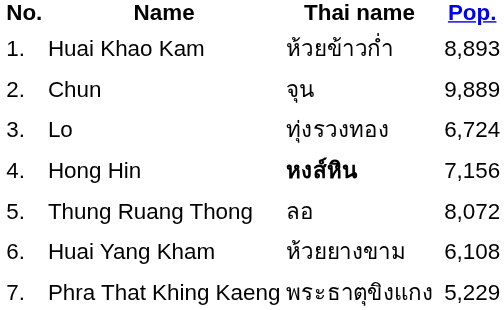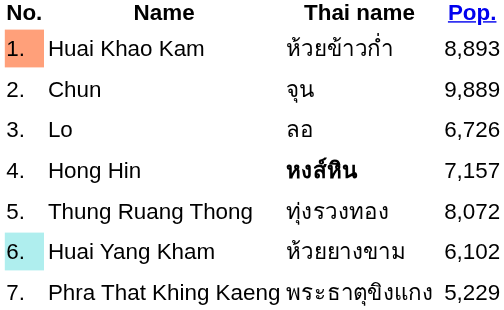(16, 48) no background -> (16, 48) lightsalmon background
(338, 130) ทุ่งรวงทอง -> (300, 130) ลอ
(472, 129) 6,724 -> (472, 129) 6,726
(472, 170) 7,156 -> (472, 170) 7,157
(300, 211) ลอ -> (338, 211) ทุ่งรวงทอง
(16, 251) no background -> (16, 251) paleturquoise background
(472, 251) 6,108 -> (472, 251) 6,102
